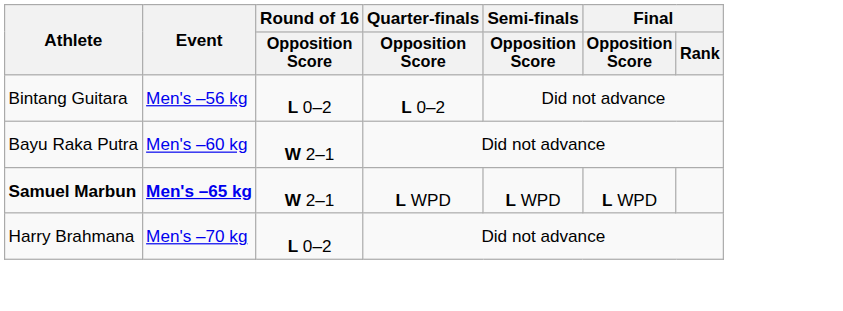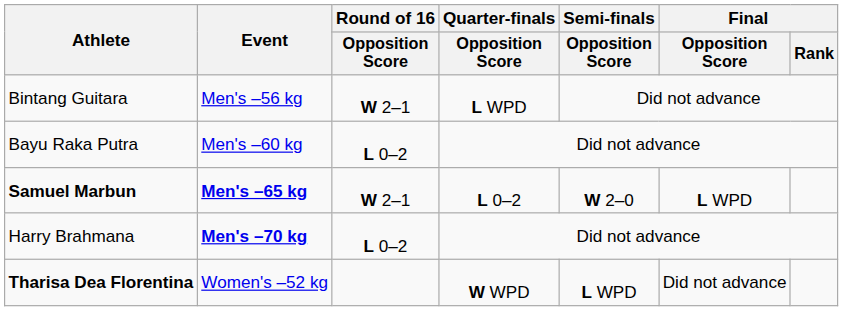(310, 108) L 0–2 -> (385, 108) W 2–1
(423, 108) L 0–2 -> (499, 108) L WPD
(310, 154) W 2–1 -> (385, 154) L 0–2
(423, 200) L WPD -> (499, 200) L 0–2
(533, 200) L WPD -> (609, 200) W 2–0
(197, 237) normal -> (254, 237) bold
+ row: (101, 283)
